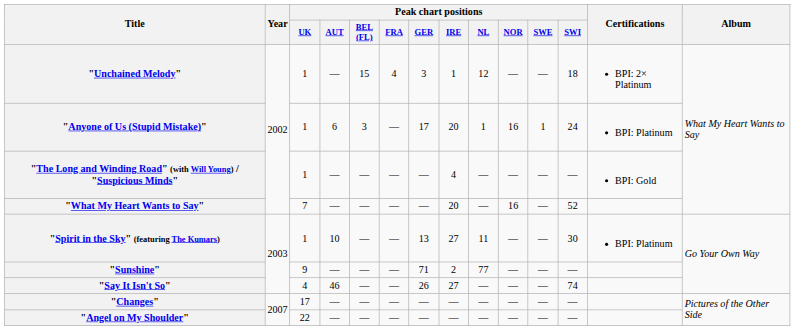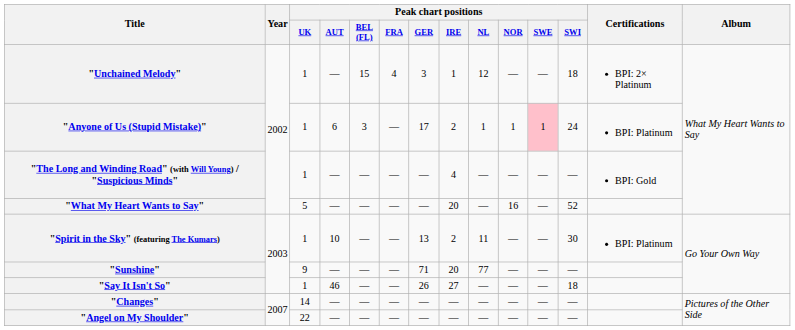(454, 127) 20 -> (454, 127) 2
(513, 127) 16 -> (513, 127) 1
(543, 127) no background -> (543, 127) pink background
(305, 206) 7 -> (305, 206) 5
(454, 238) 27 -> (454, 238) 2
(454, 269) 2 -> (454, 269) 20
(305, 285) 4 -> (305, 285) 1
(573, 285) 74 -> (573, 285) 18
(305, 301) 17 -> (305, 301) 14
